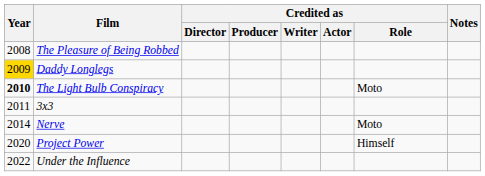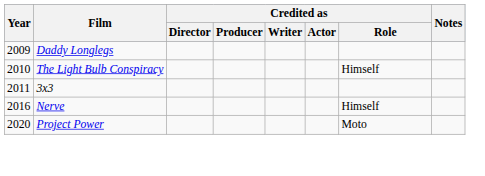- row: (108, 50)
(19, 69) gold background -> (19, 50) no background
(19, 87) bold -> (19, 69) normal
(370, 87) Moto -> (360, 69) Himself
(19, 124) 2014 -> (19, 106) 2016
(370, 124) Moto -> (360, 106) Himself
(376, 143) Himself -> (354, 124) Moto
- row: (83, 161)
